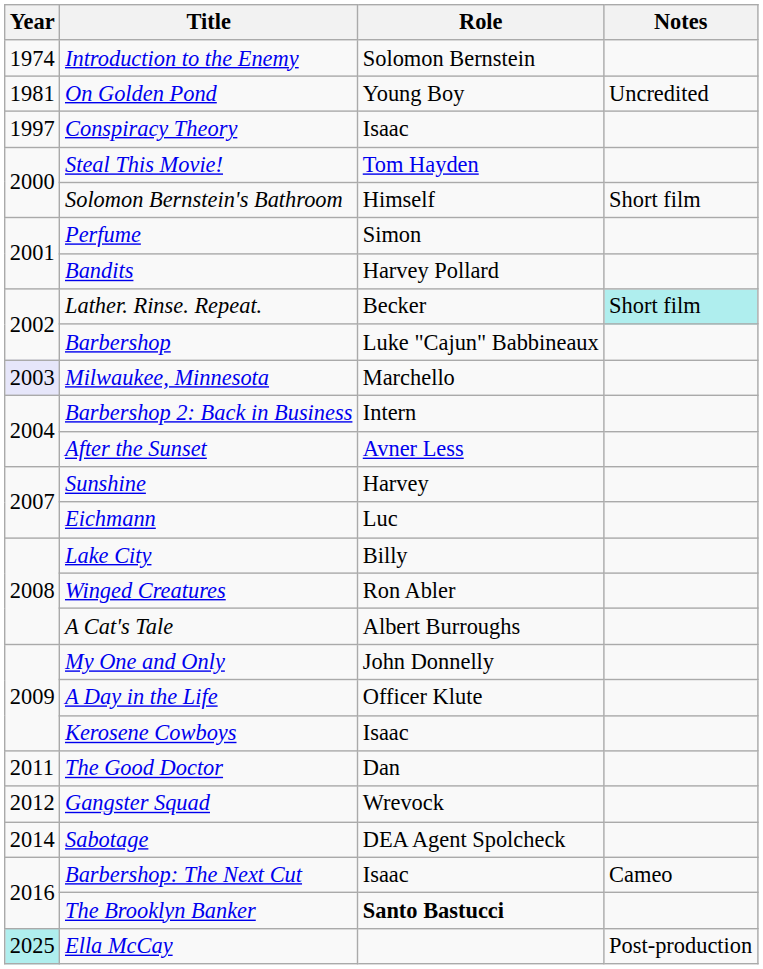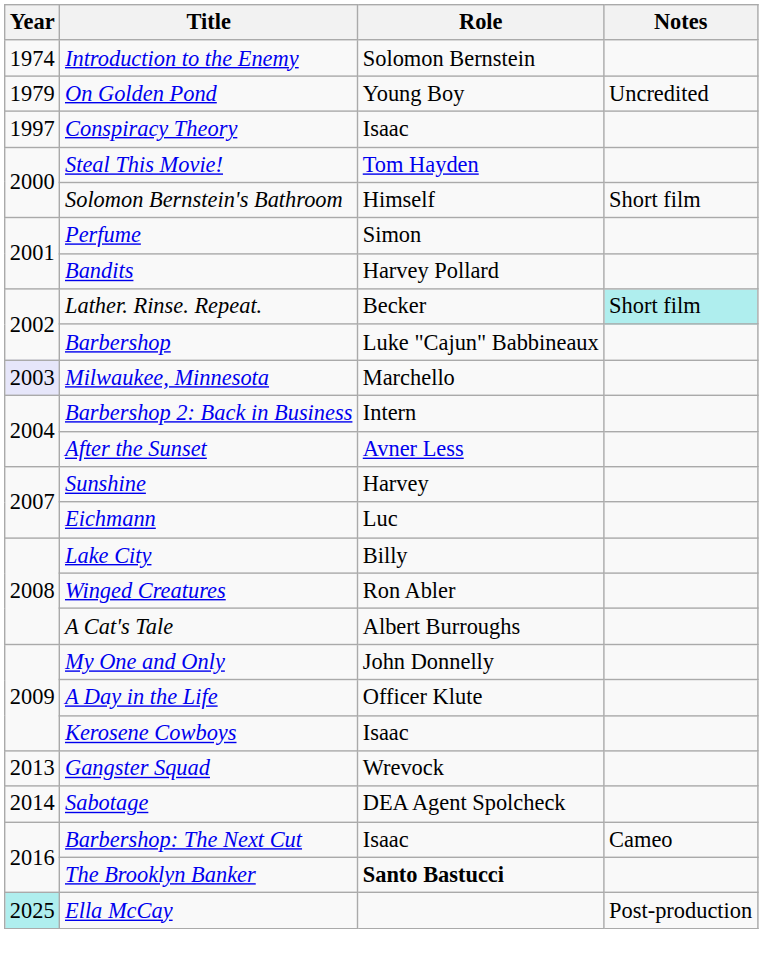(32, 93) 1981 -> (32, 93) 1979
- row: (144, 768)
(32, 803) 2012 -> (32, 768) 2013
